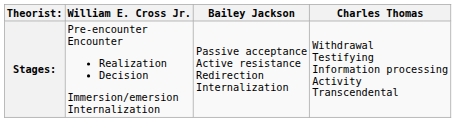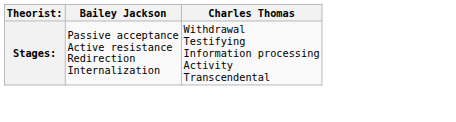- column: (129, 13)
